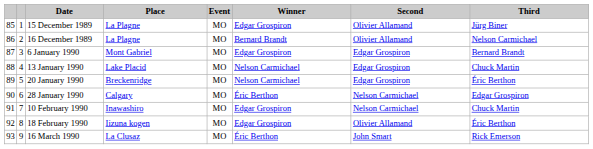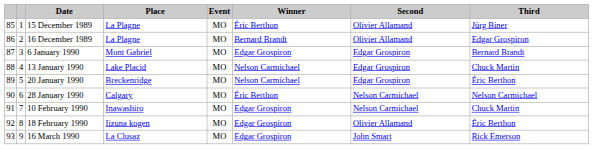(263, 25) Edgar Grospiron -> (256, 25) Éric Berthon
(504, 39) Nelson Carmichael -> (500, 39) Edgar Grospiron
(500, 94) Edgar Grospiron -> (504, 94) Nelson Carmichael
(256, 136) Éric Berthon -> (263, 136) Edgar Grospiron
